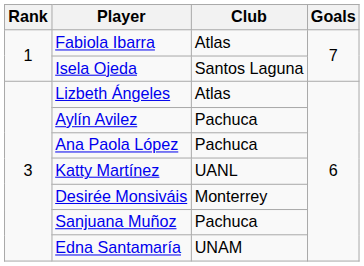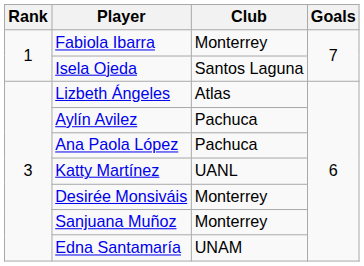(213, 42) Atlas -> (231, 42) Monterrey
(226, 222) Pachuca -> (231, 222) Monterrey
